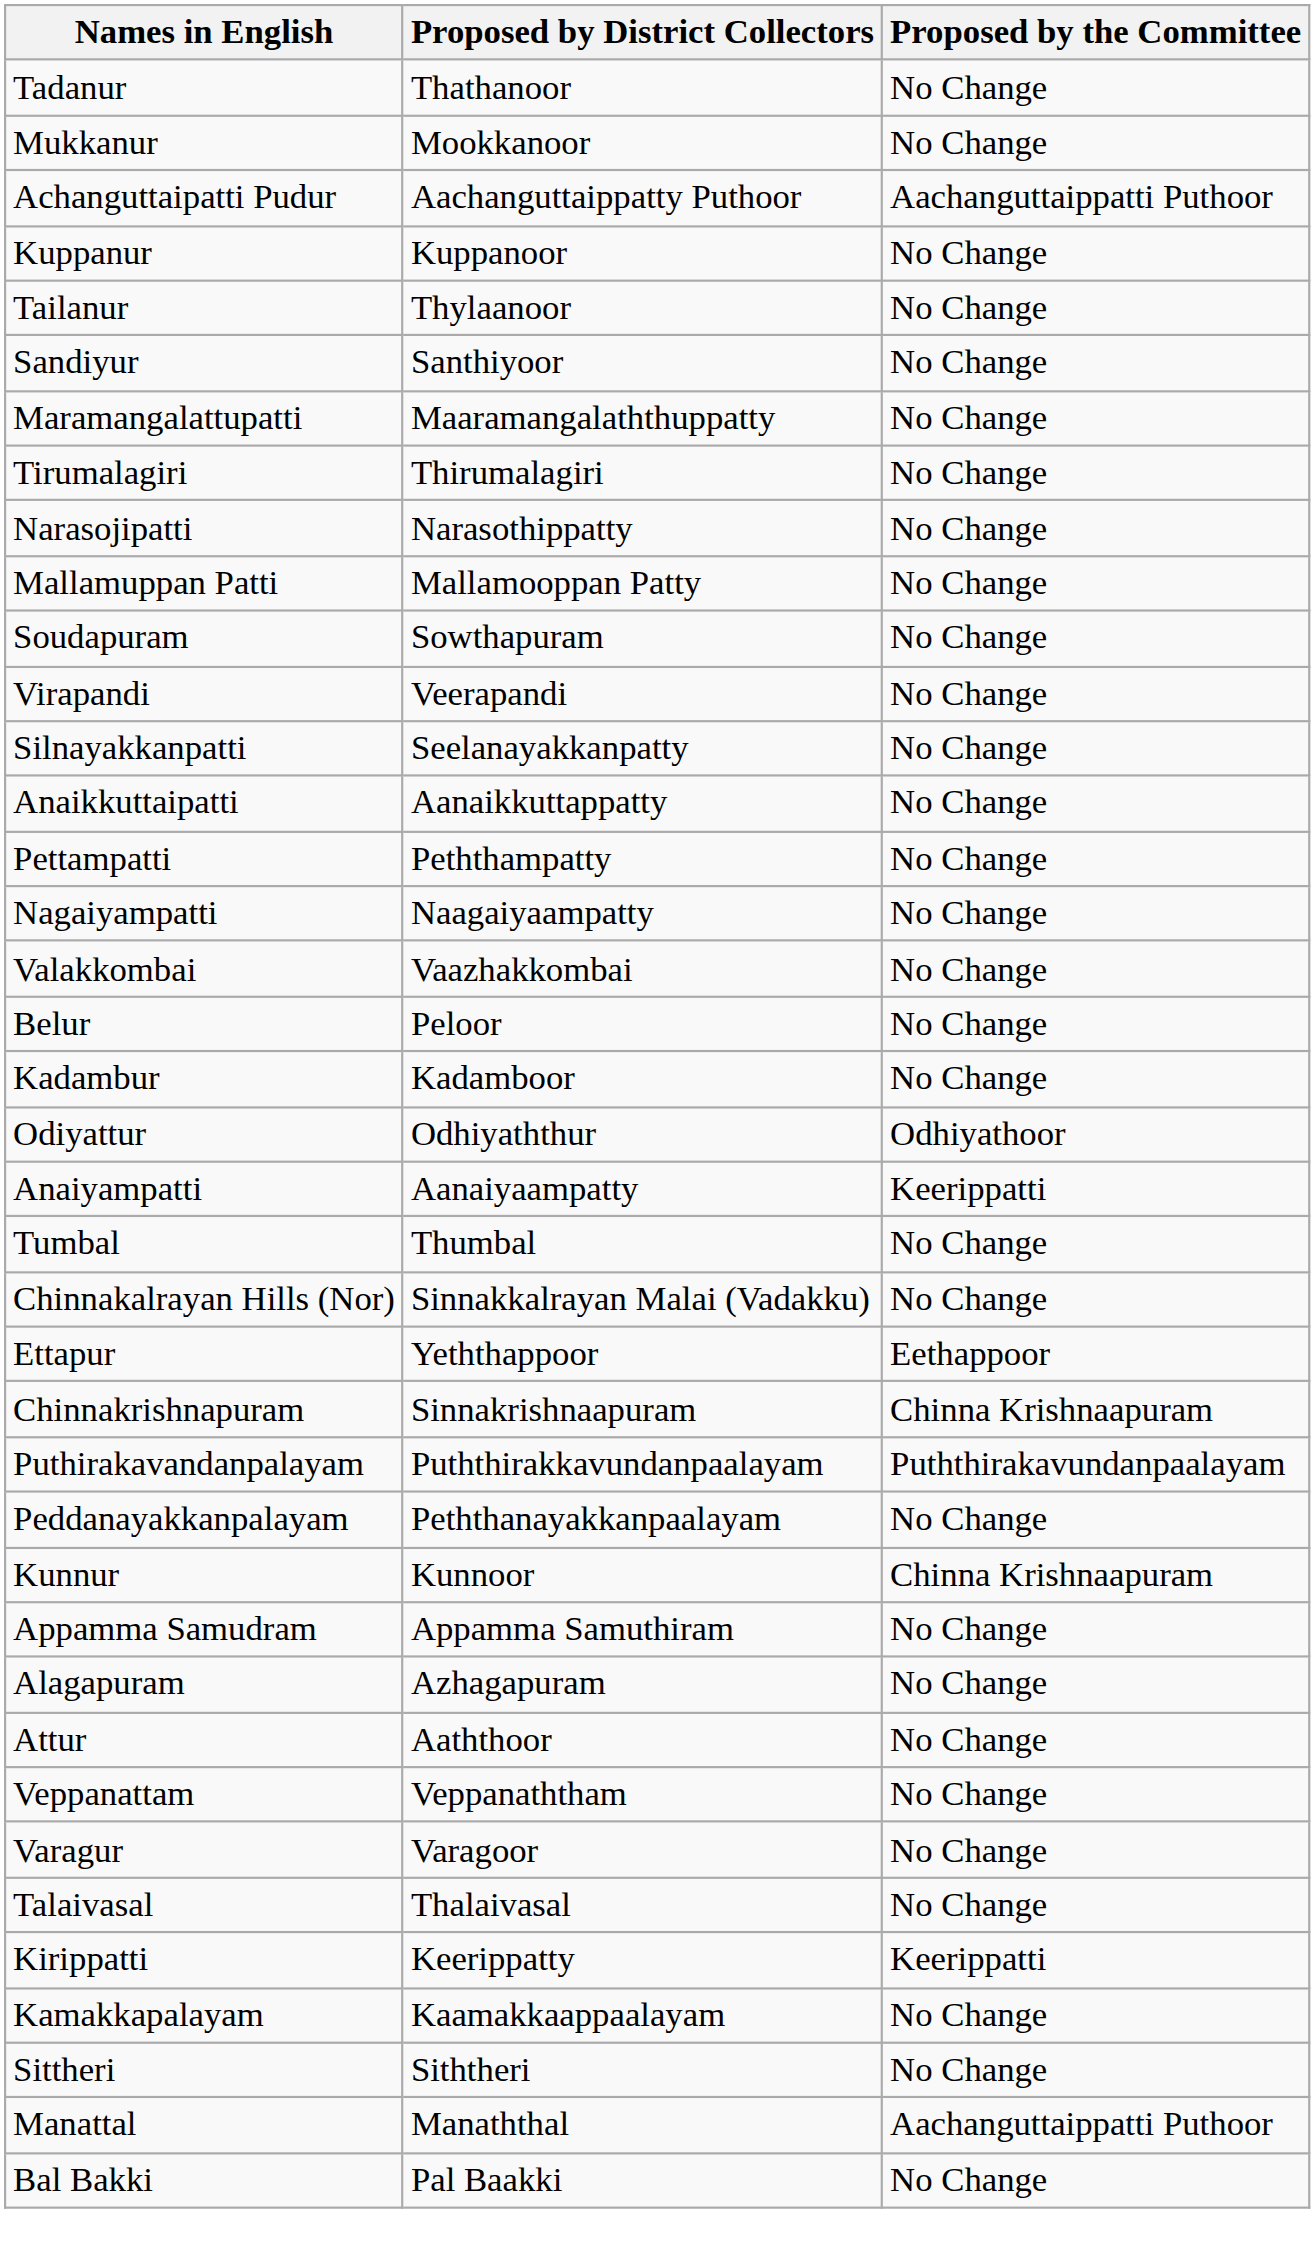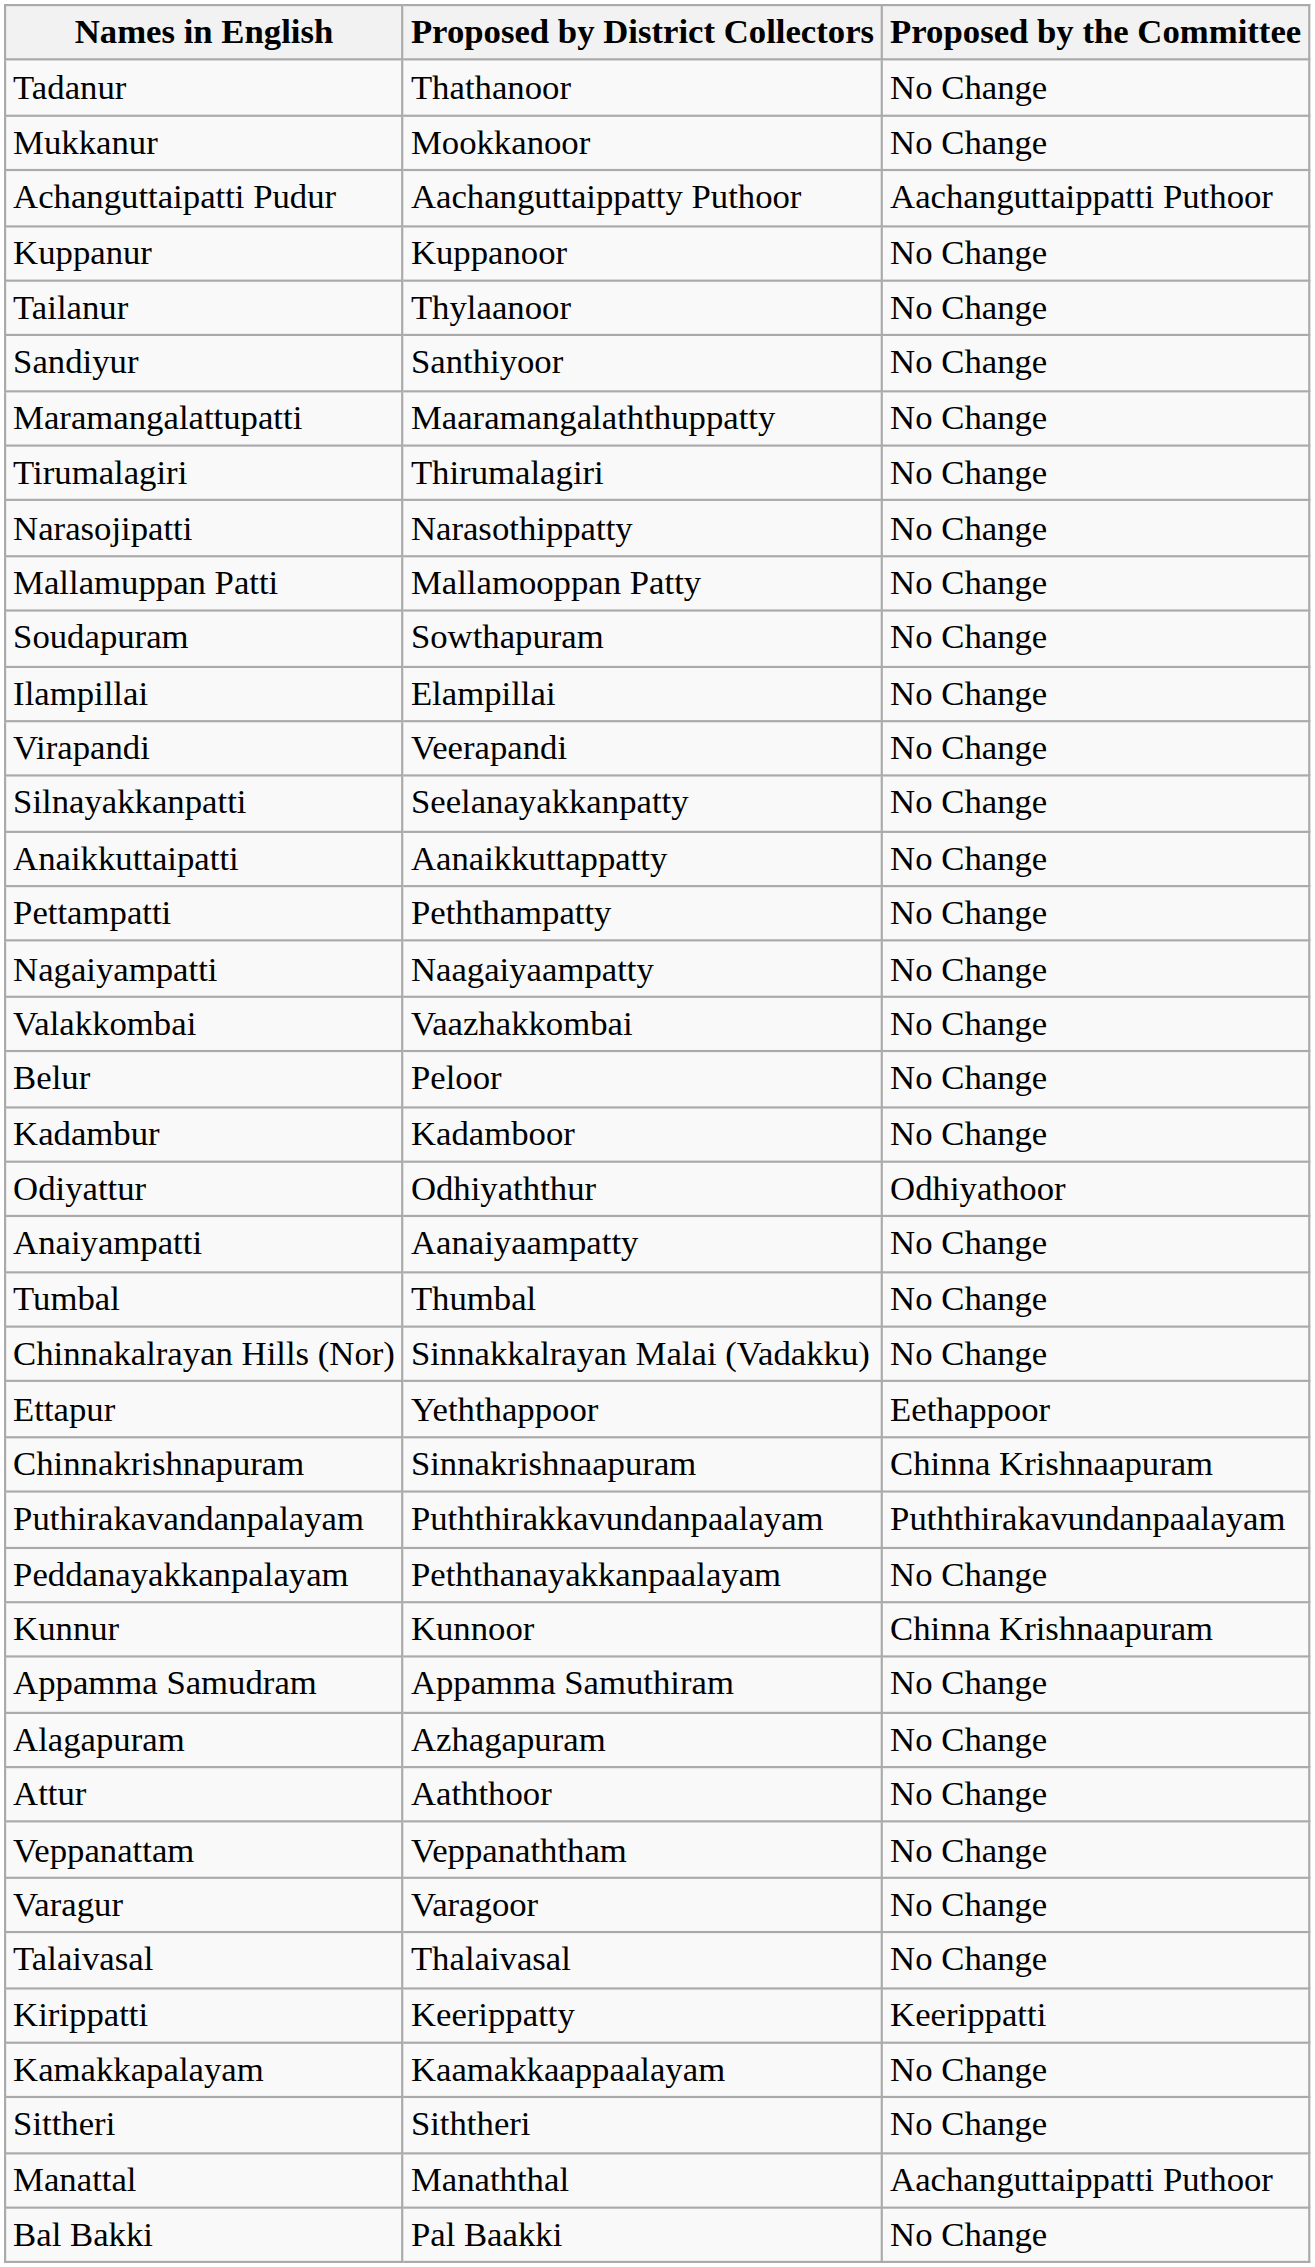+ row: (81, 692)
(968, 1188) Keerippatti -> (969, 1243) No Change
